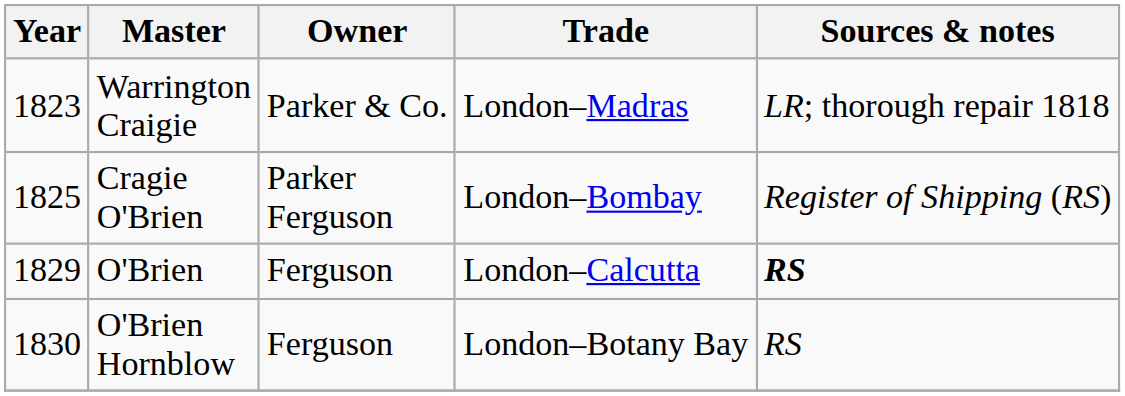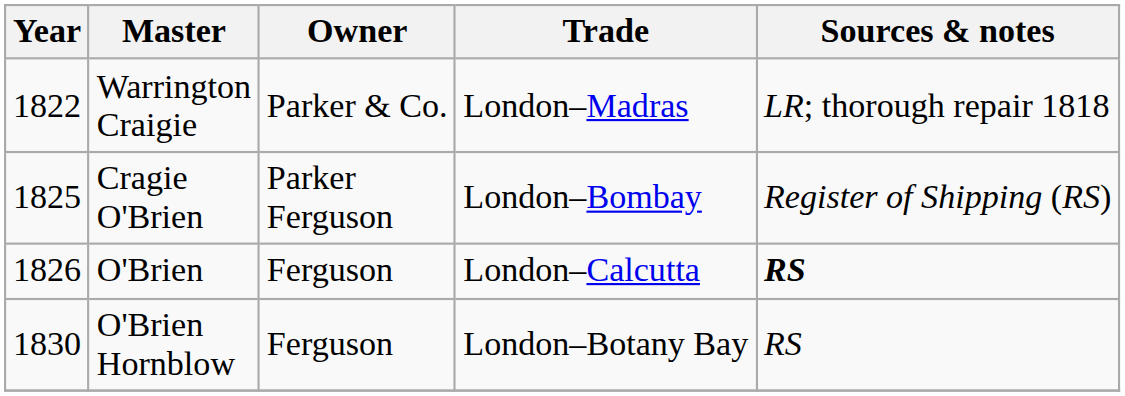(47, 104) 1823 -> (47, 104) 1822
(47, 270) 1829 -> (47, 270) 1826
